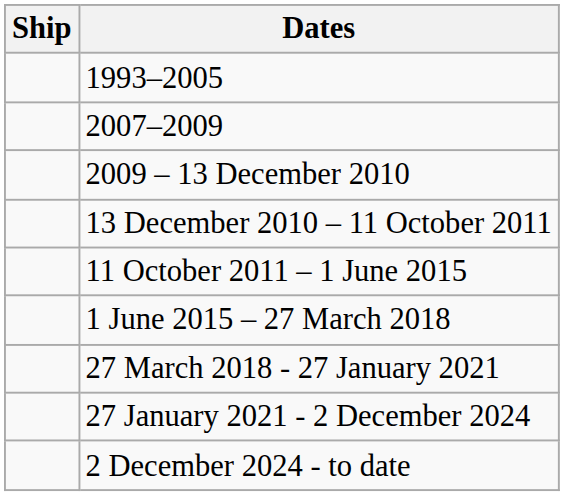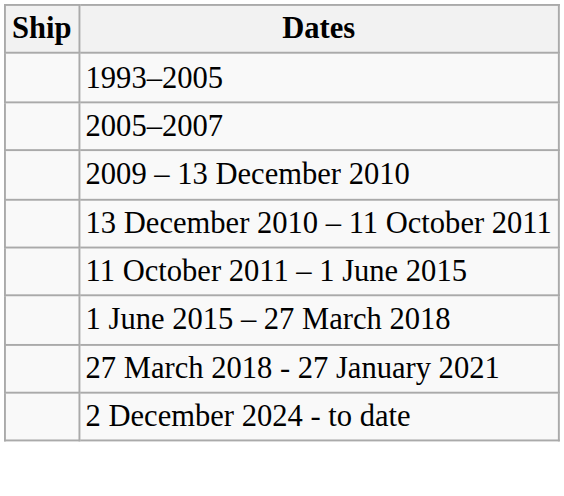+ row: (154, 125)
- row: (154, 125)
- row: (308, 416)
